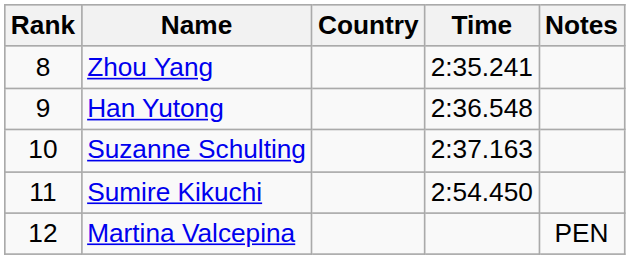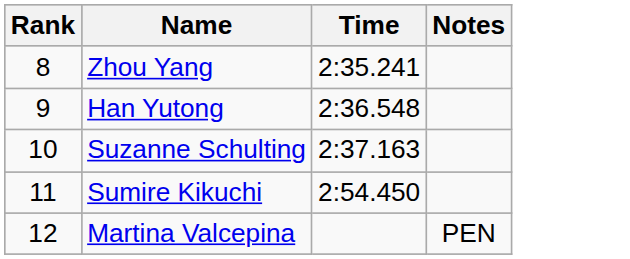- column: (368, 25)
